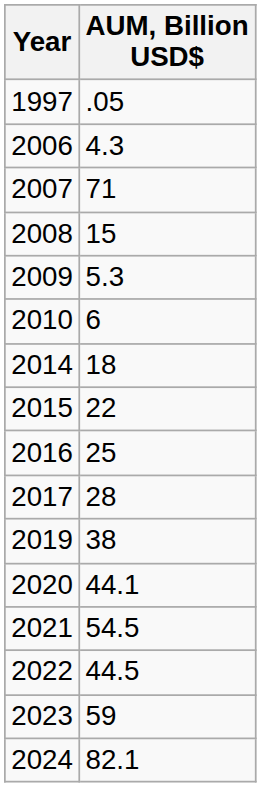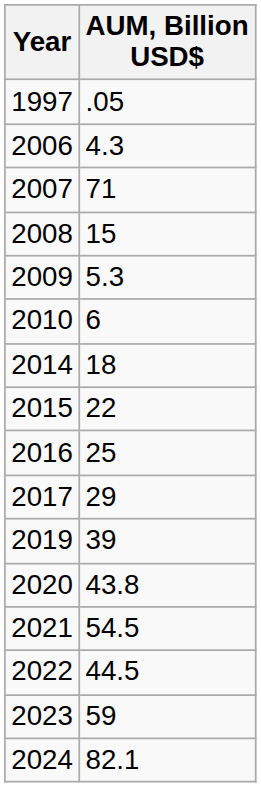(101, 496) 28 -> (101, 496) 29
(101, 540) 38 -> (101, 540) 39
(113, 584) 44.1 -> (113, 584) 43.8
